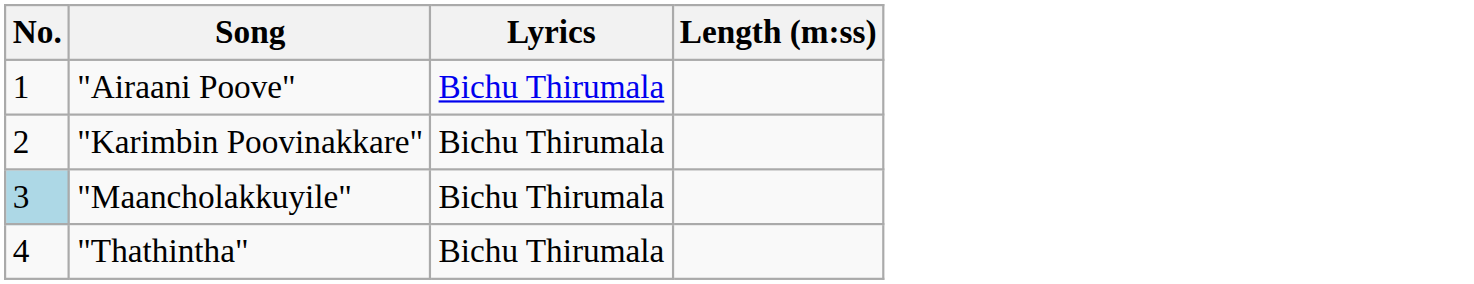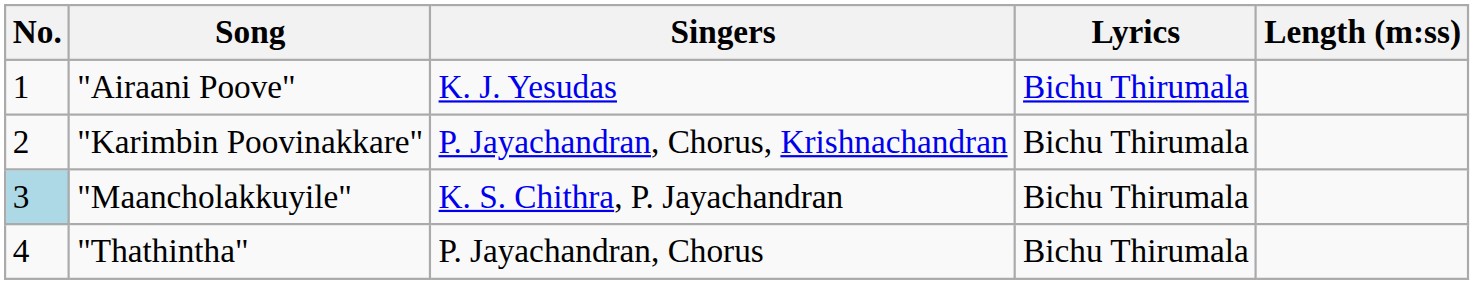+ column: (723, 32)
